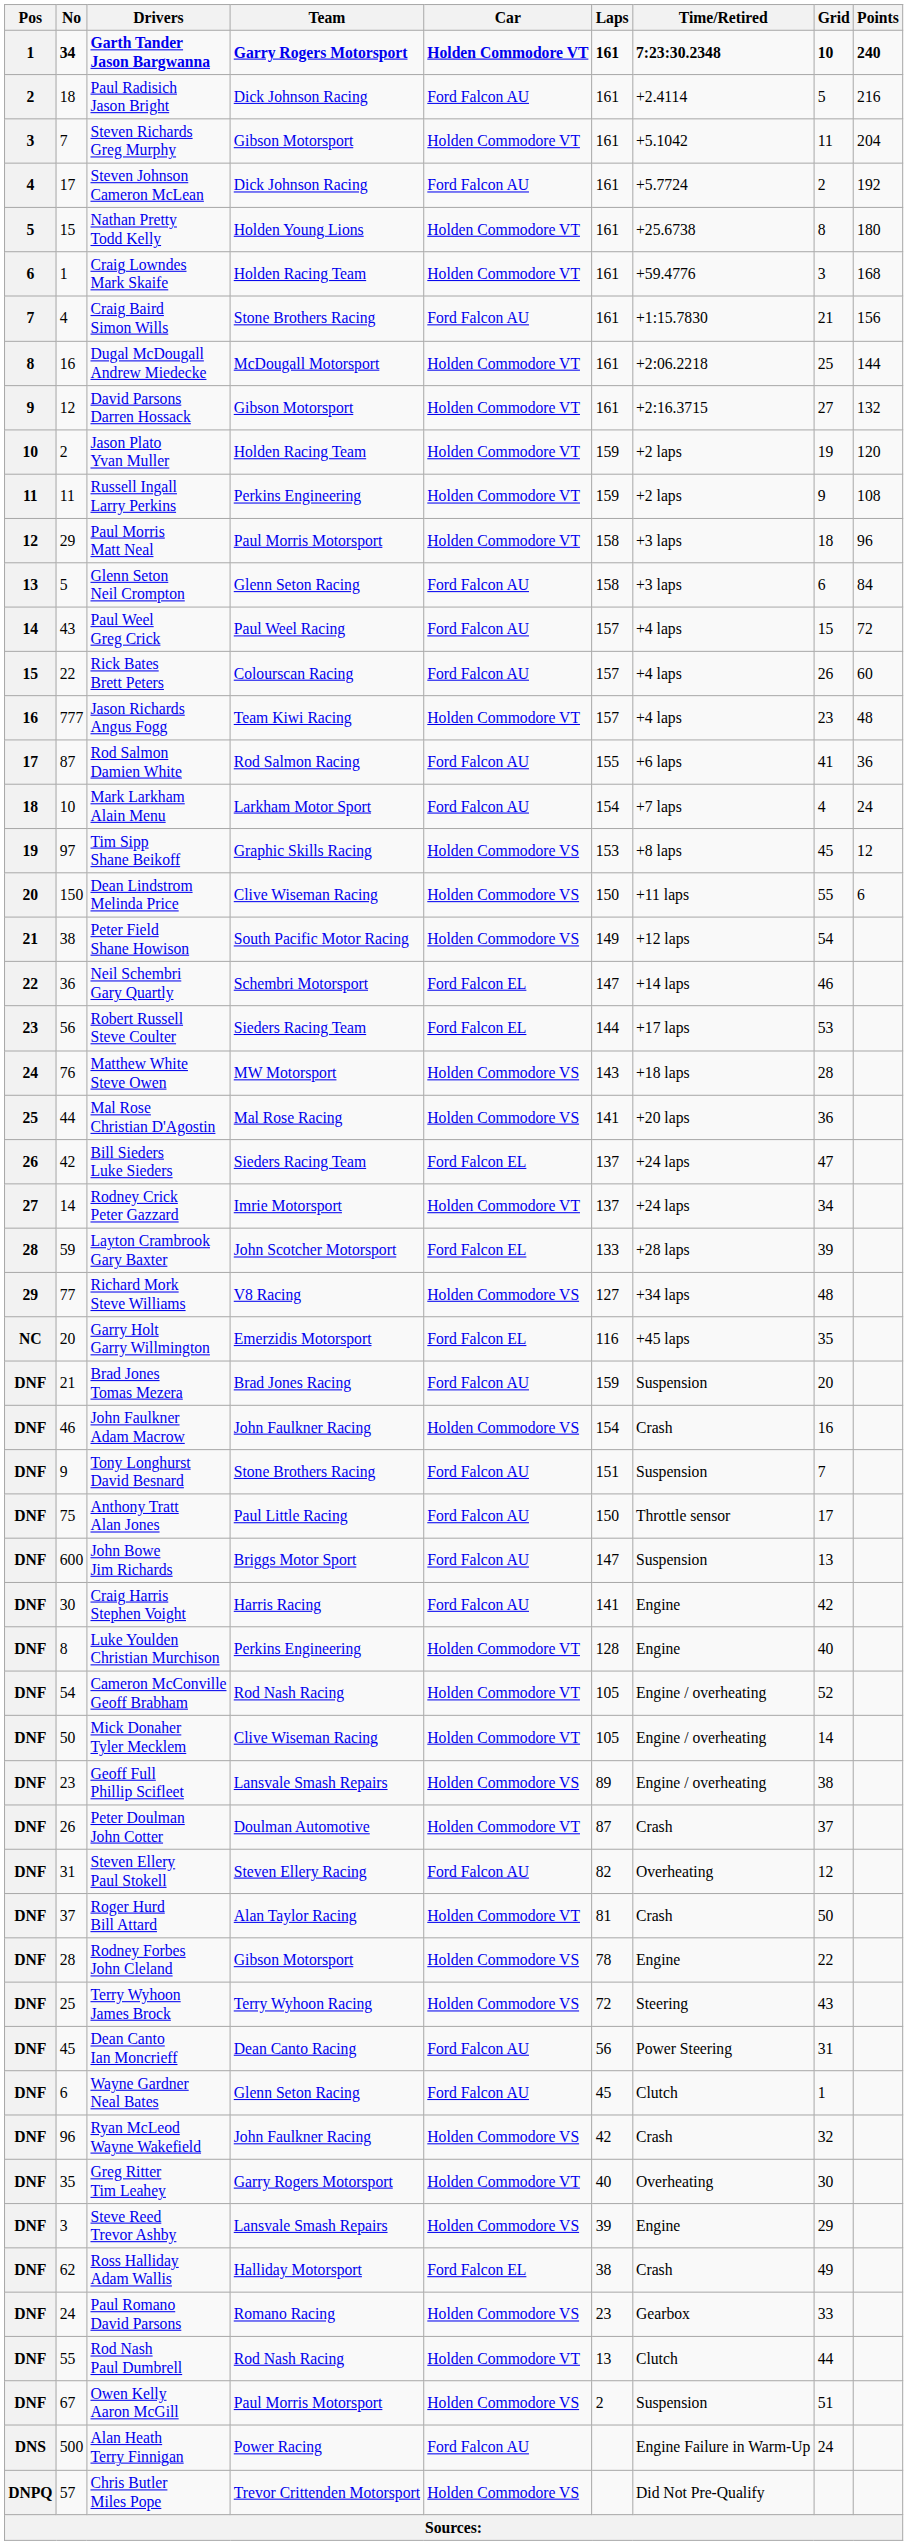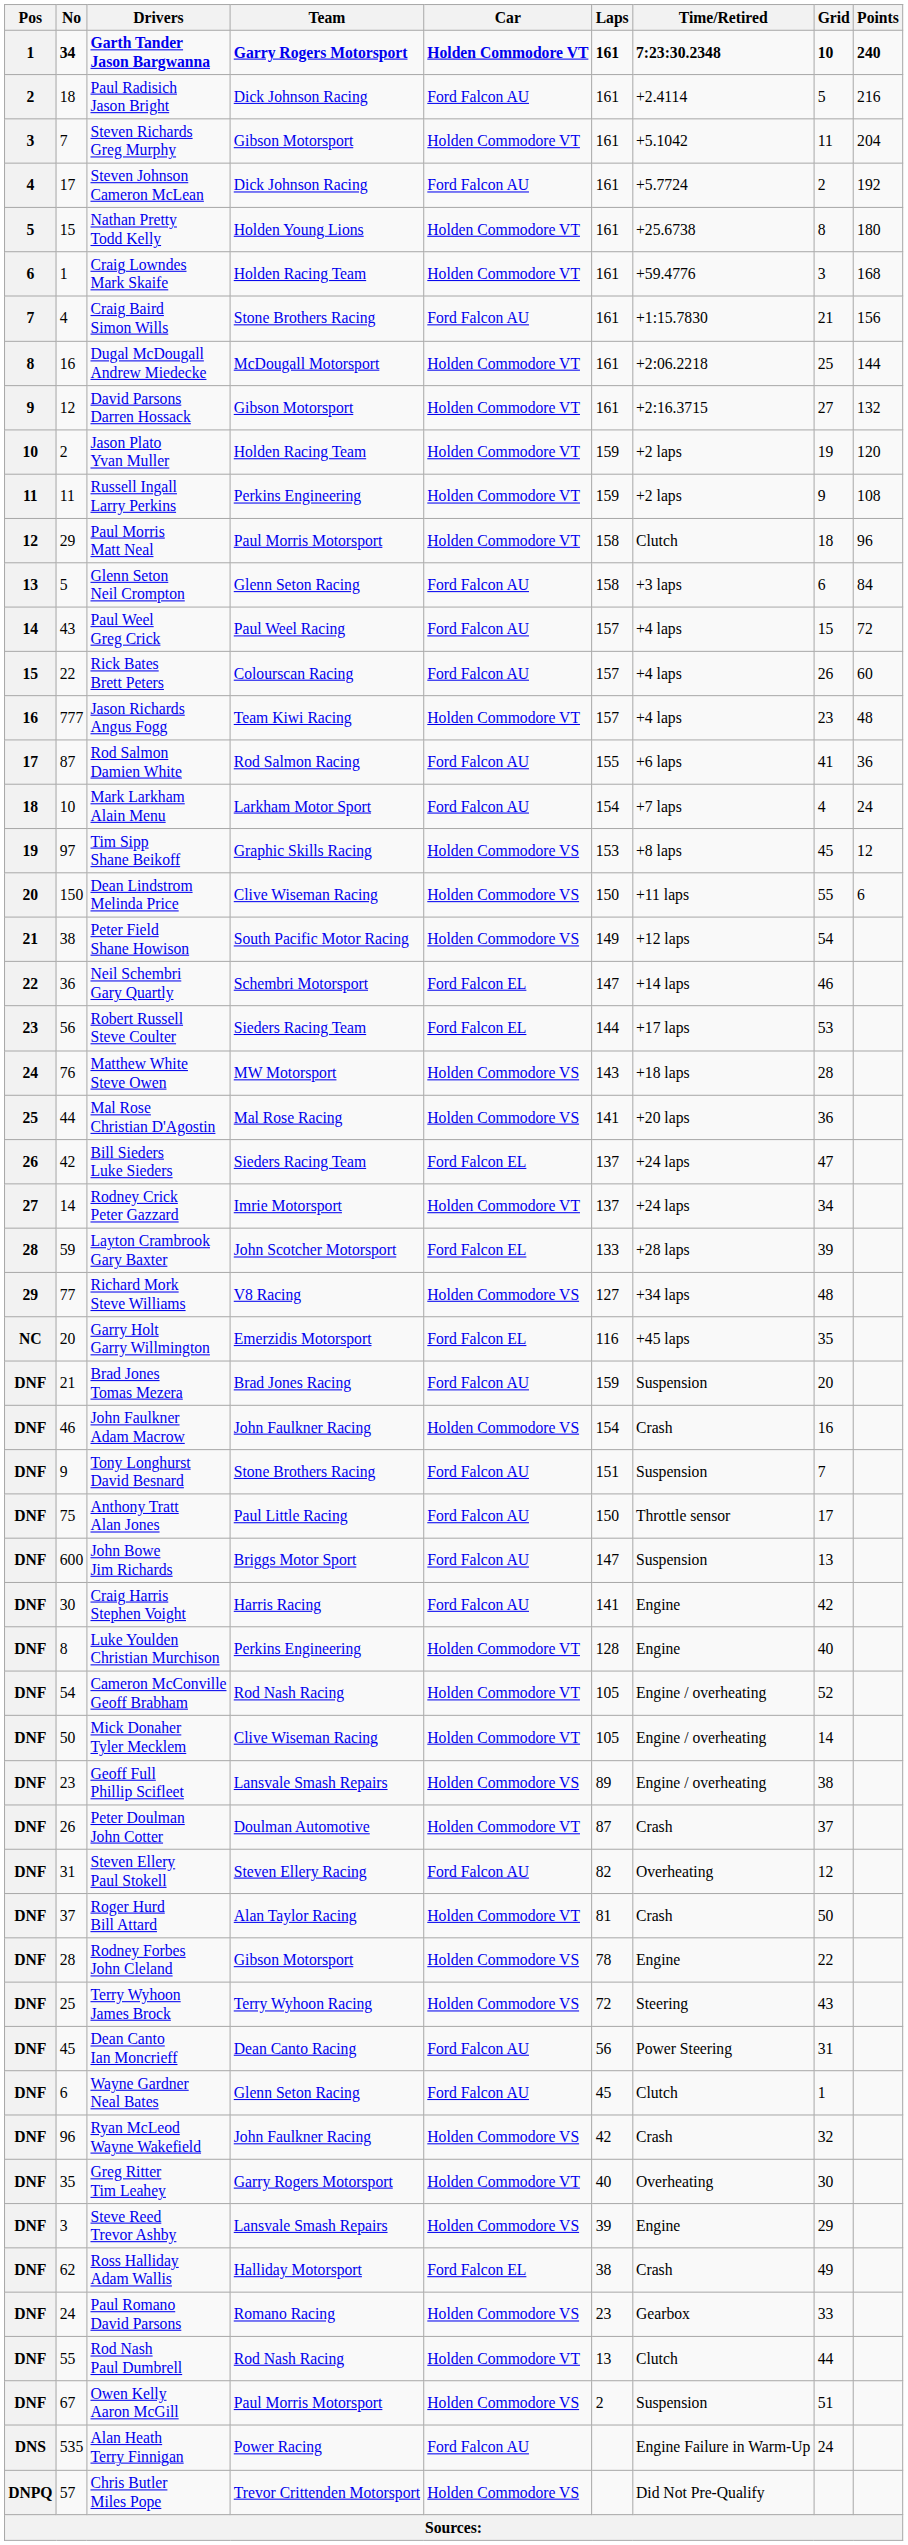(659, 540) +3 laps -> (657, 540) Clutch
(71, 2447) 500 -> (71, 2447) 535
